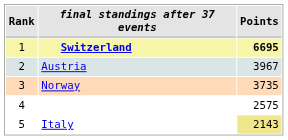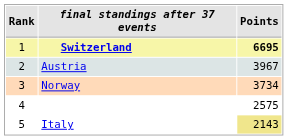(266, 86) 3735 -> (266, 86) 3734
